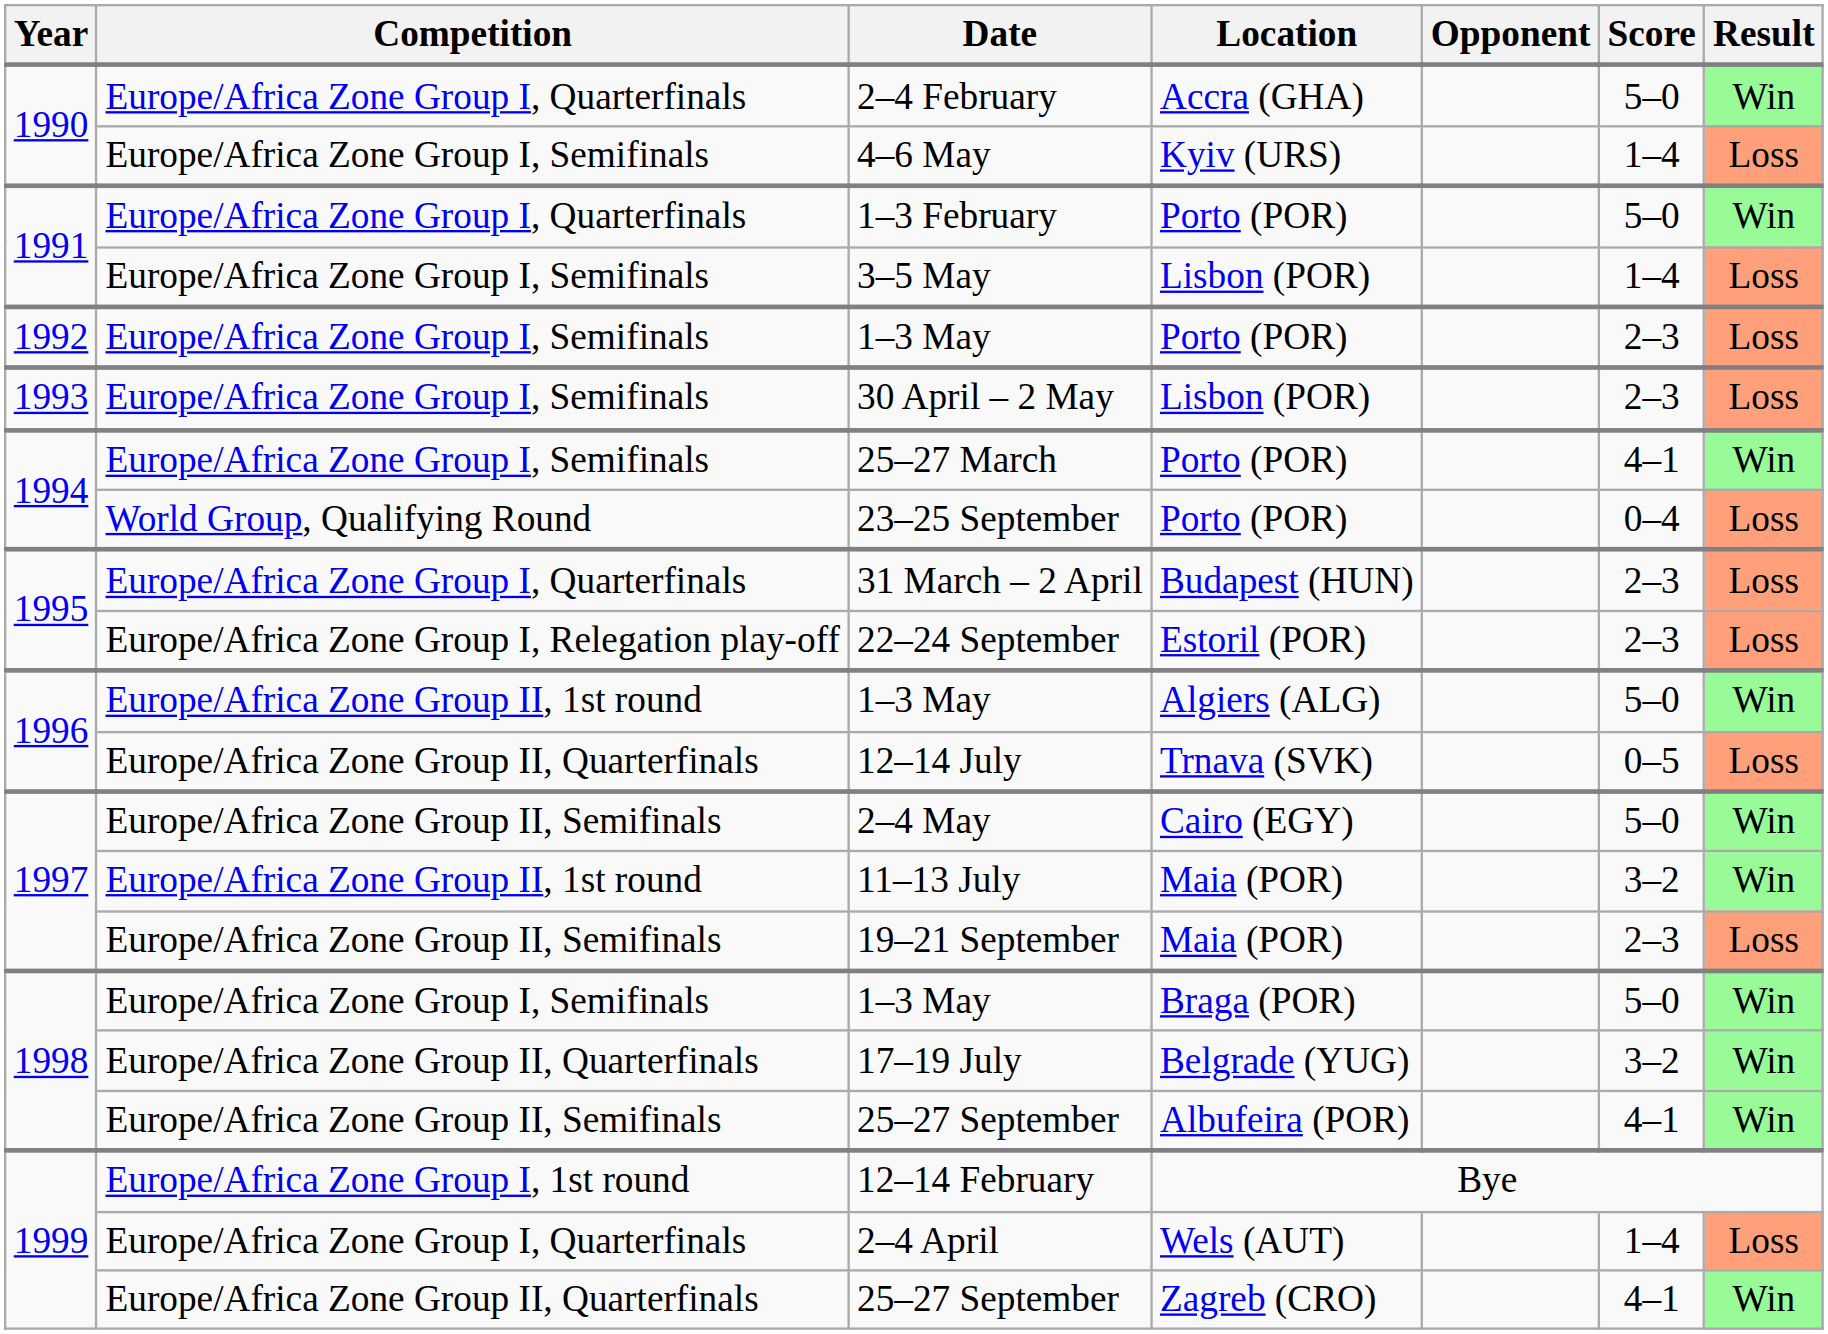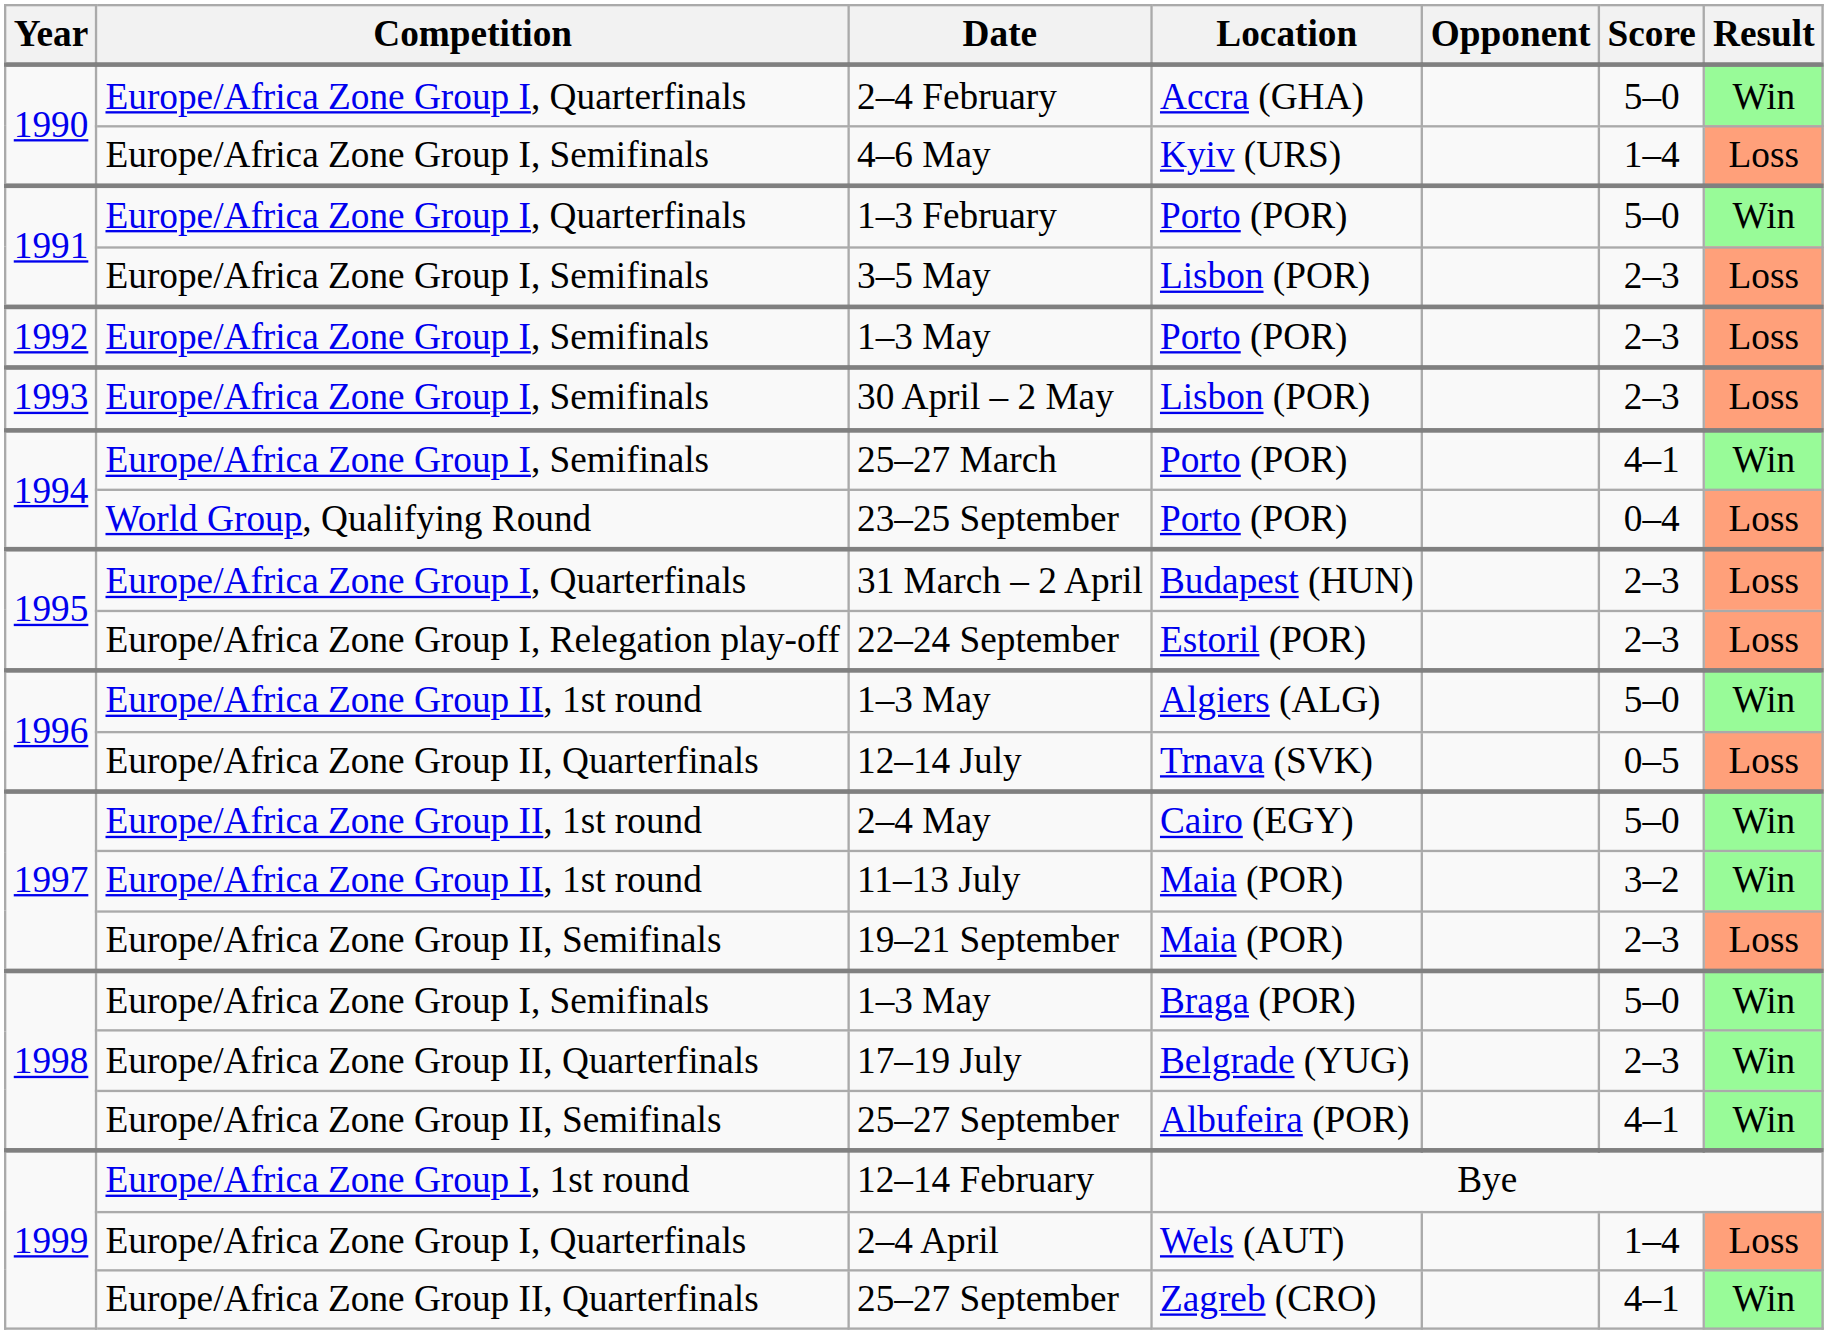(1652, 275) 1–4 -> (1652, 275) 2–3
(413, 821) Europe/Africa Zone Group II, Semifinals -> (404, 821) Europe/Africa Zone Group II, 1st round
(1652, 1060) 3–2 -> (1652, 1060) 2–3
